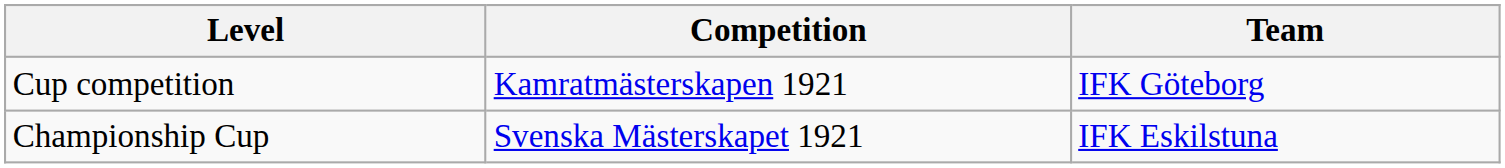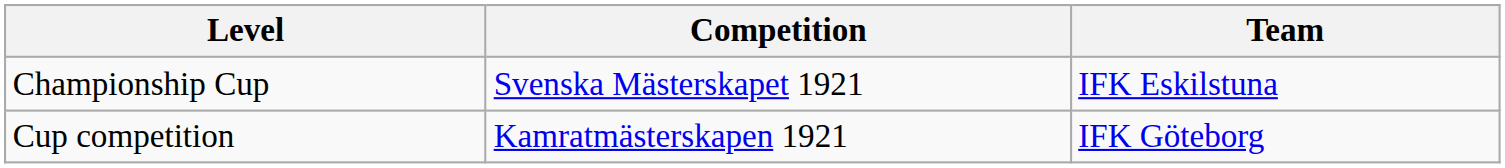rows swapped: (141, 135) <-> (124, 83)
